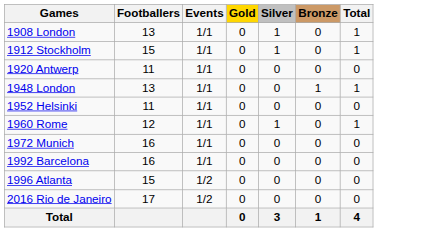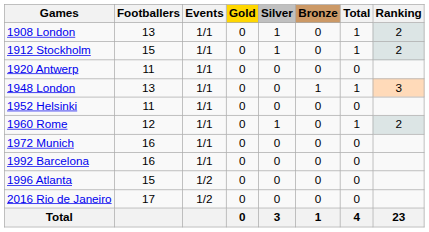+ column: (399, 13)
